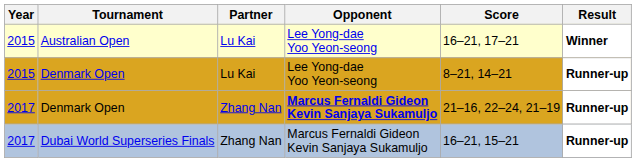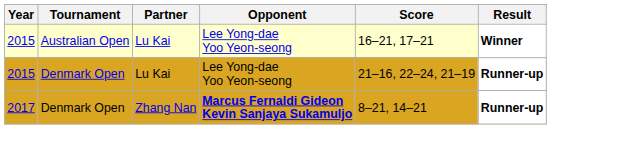(477, 74) 8–21, 14–21 -> (417, 74) 21–16, 22–24, 21–19
(502, 108) 21–16, 22–24, 21–19 -> (392, 108) 8–21, 14–21
- row: (21, 141)
